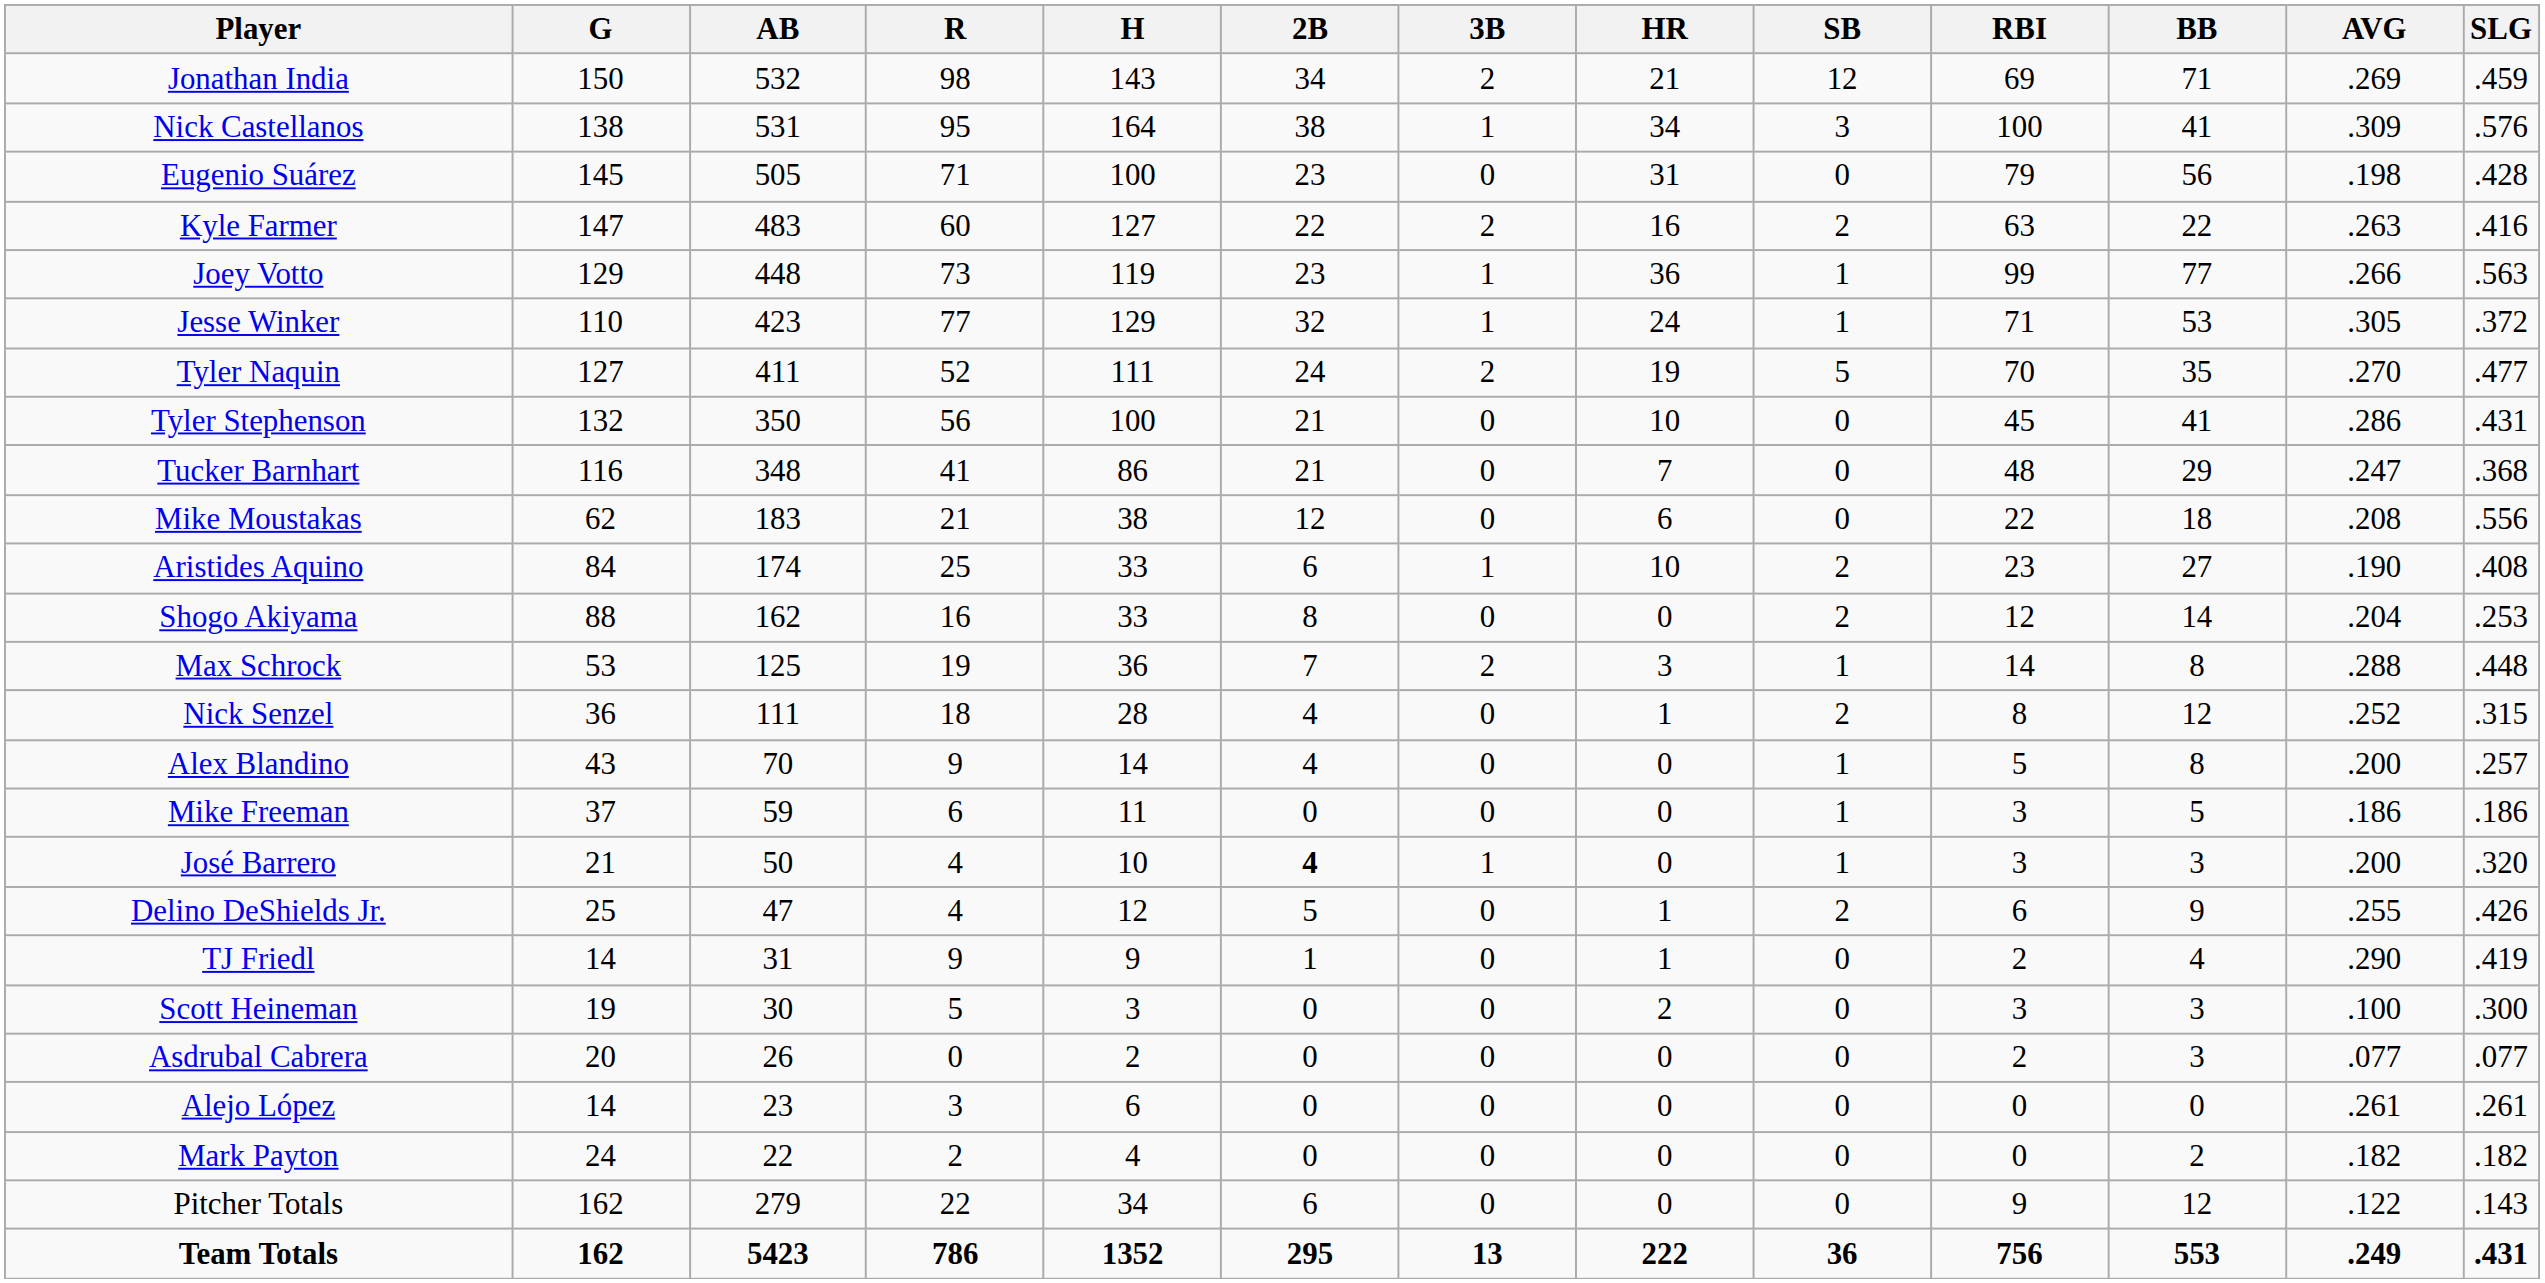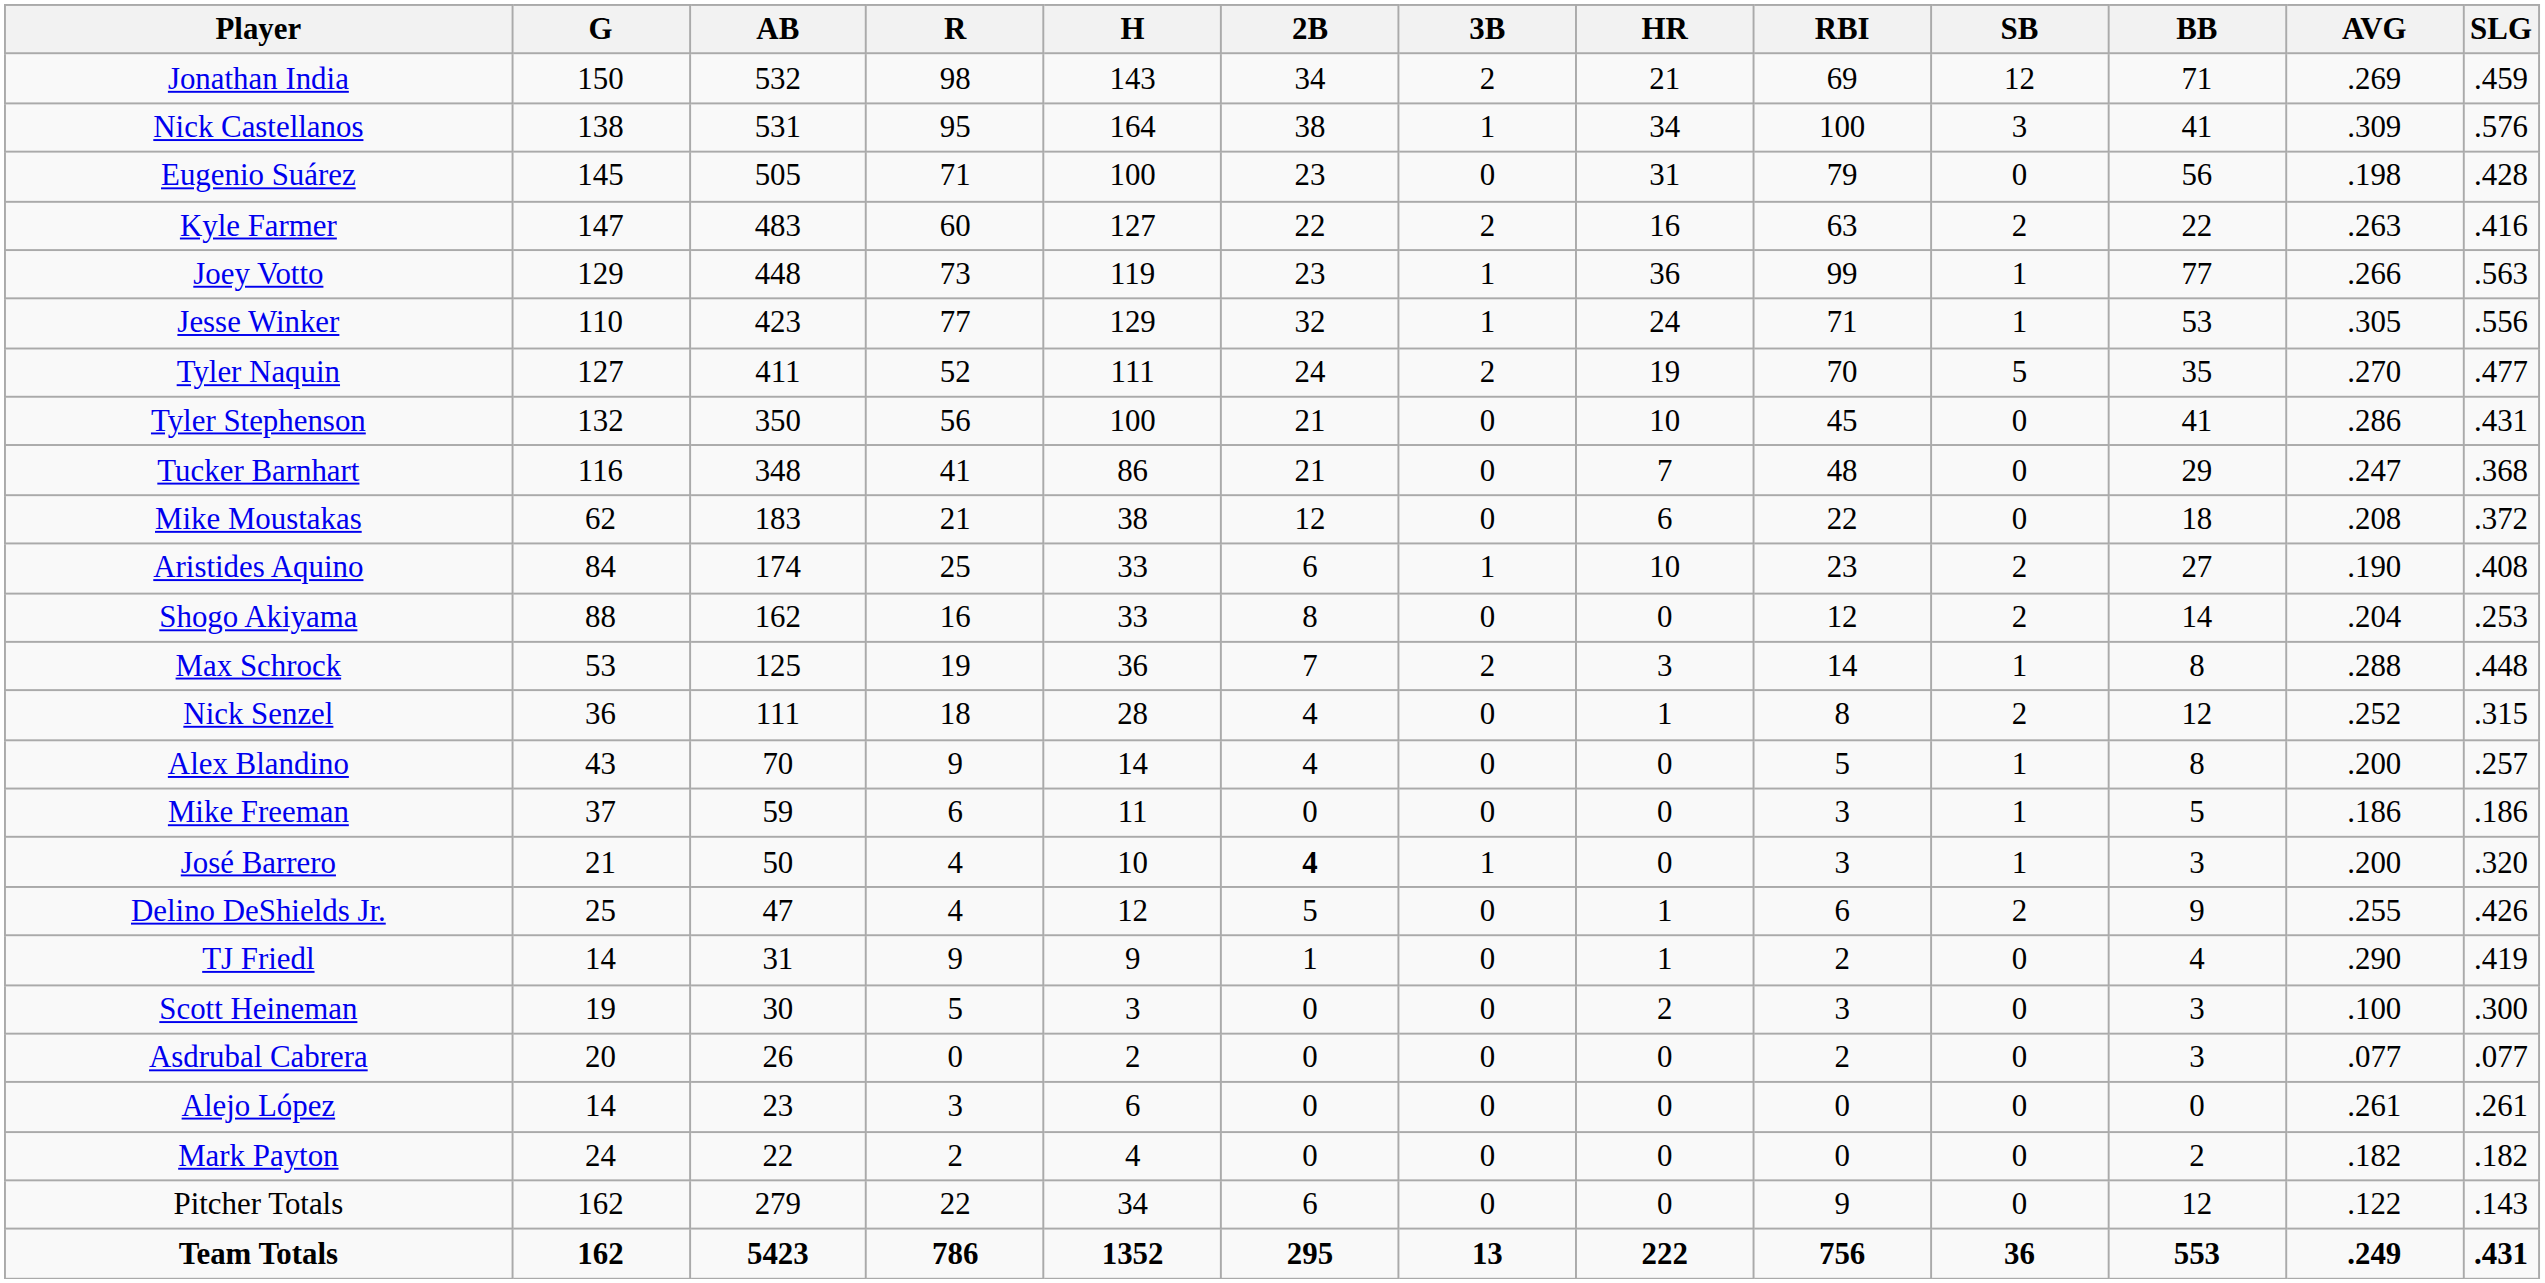columns swapped: (2019, 28) <-> (1842, 28)
(2501, 322) .372 -> (2501, 322) .556
(2501, 518) .556 -> (2501, 518) .372
